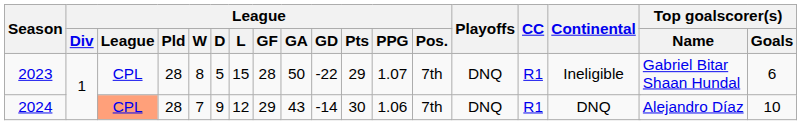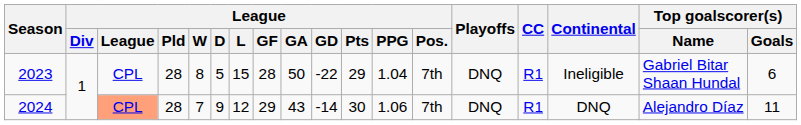(392, 74) 1.07 -> (392, 74) 1.04
(772, 107) 10 -> (772, 107) 11
